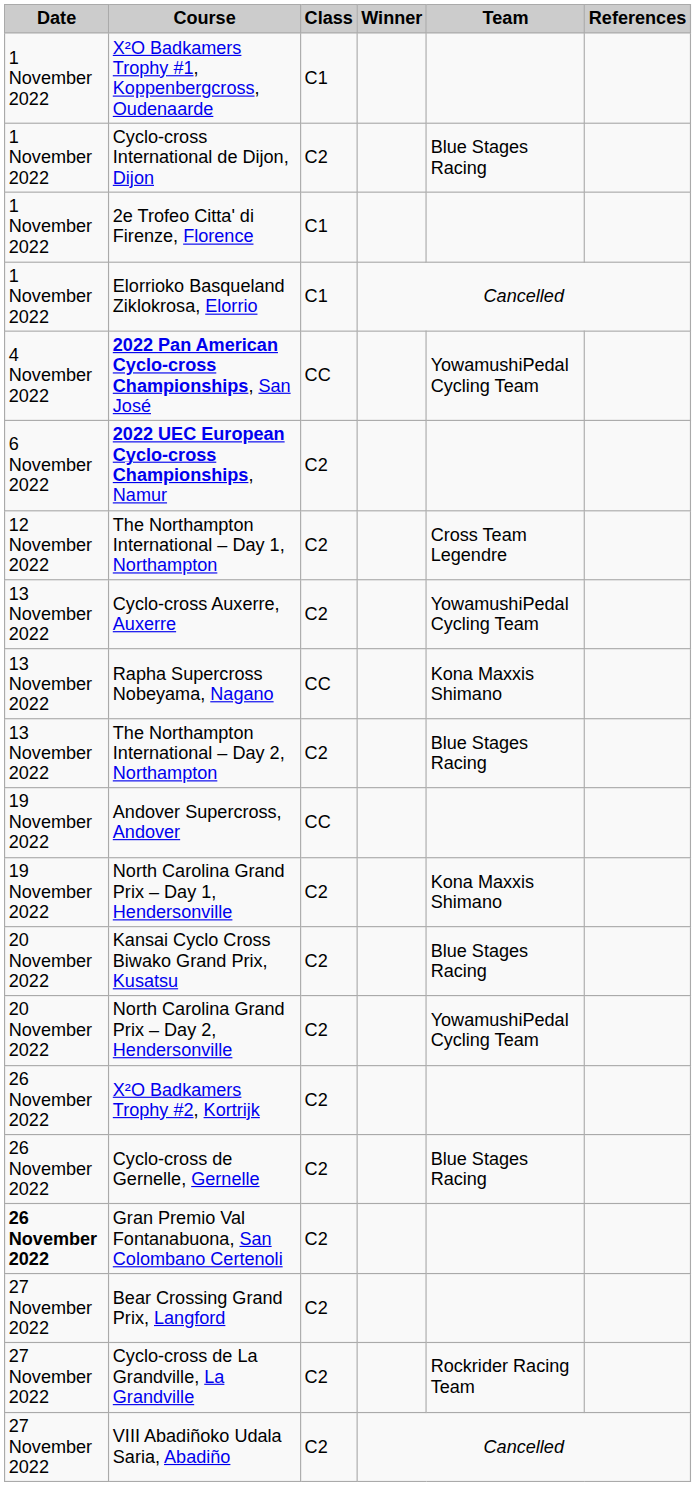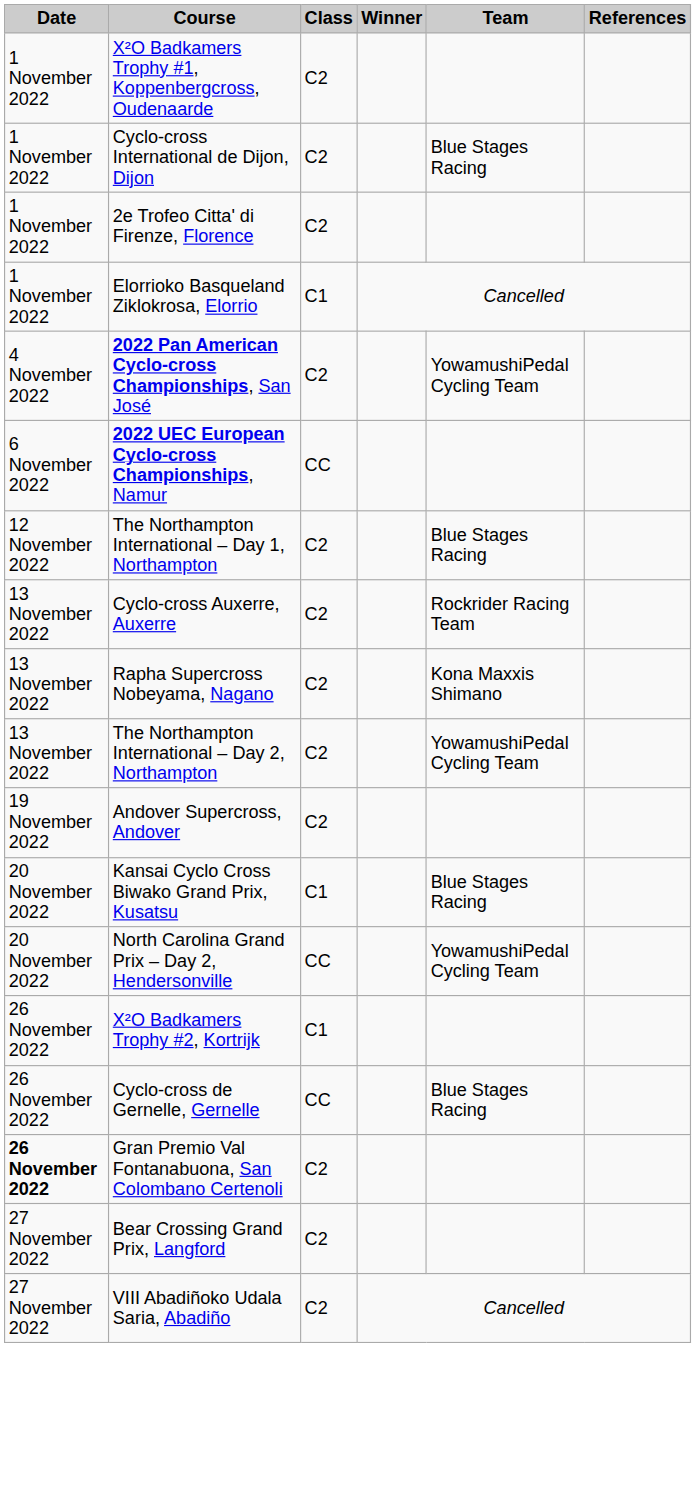(316, 78) C1 -> (316, 78) C2
(316, 226) C1 -> (316, 226) C2
(318, 375) CC -> (316, 375) C2
(316, 465) C2 -> (318, 465) CC
(479, 544) Cross Team Legendre -> (479, 544) Blue Stages Racing
(500, 614) YowamushiPedal Cycling Team -> (500, 614) Rockrider Racing Team
(318, 683) CC -> (316, 683) C2
(479, 753) Blue Stages Racing -> (500, 753) YowamushiPedal Cycling Team
(318, 822) CC -> (316, 822) C2
- row: (199, 891)
(316, 961) C2 -> (316, 891) C1
(316, 1030) C2 -> (318, 961) CC
(316, 1099) C2 -> (316, 1030) C1
(316, 1169) C2 -> (318, 1099) CC
- row: (185, 1377)
